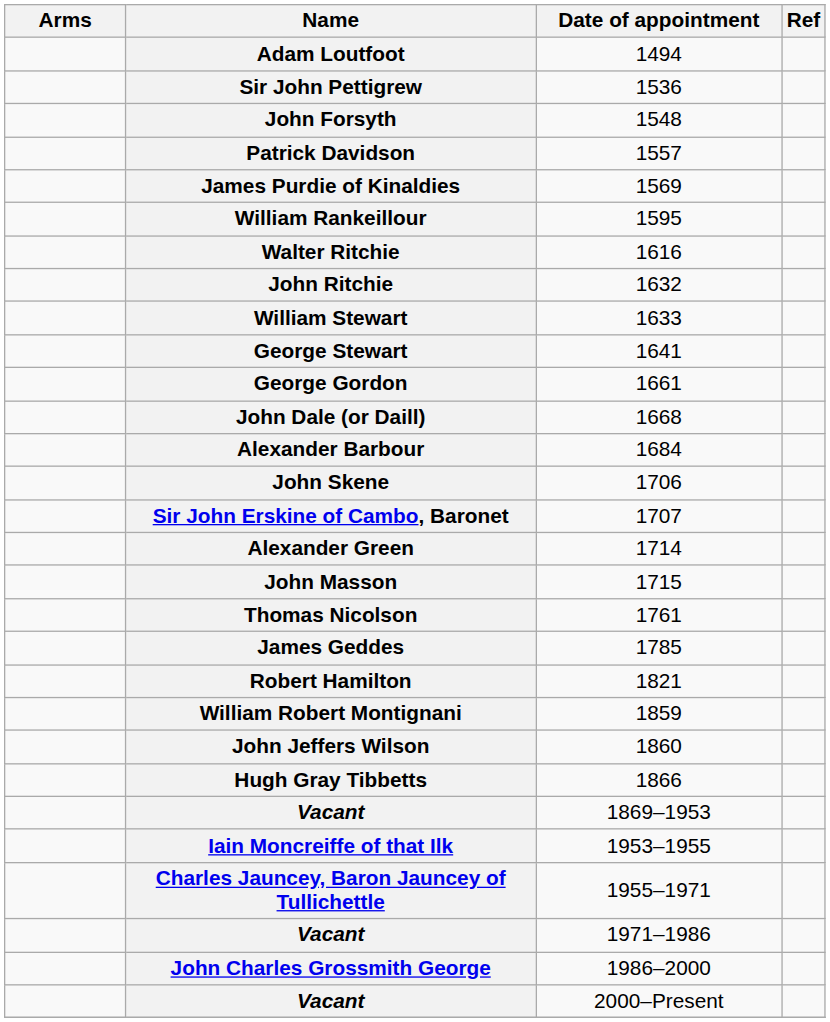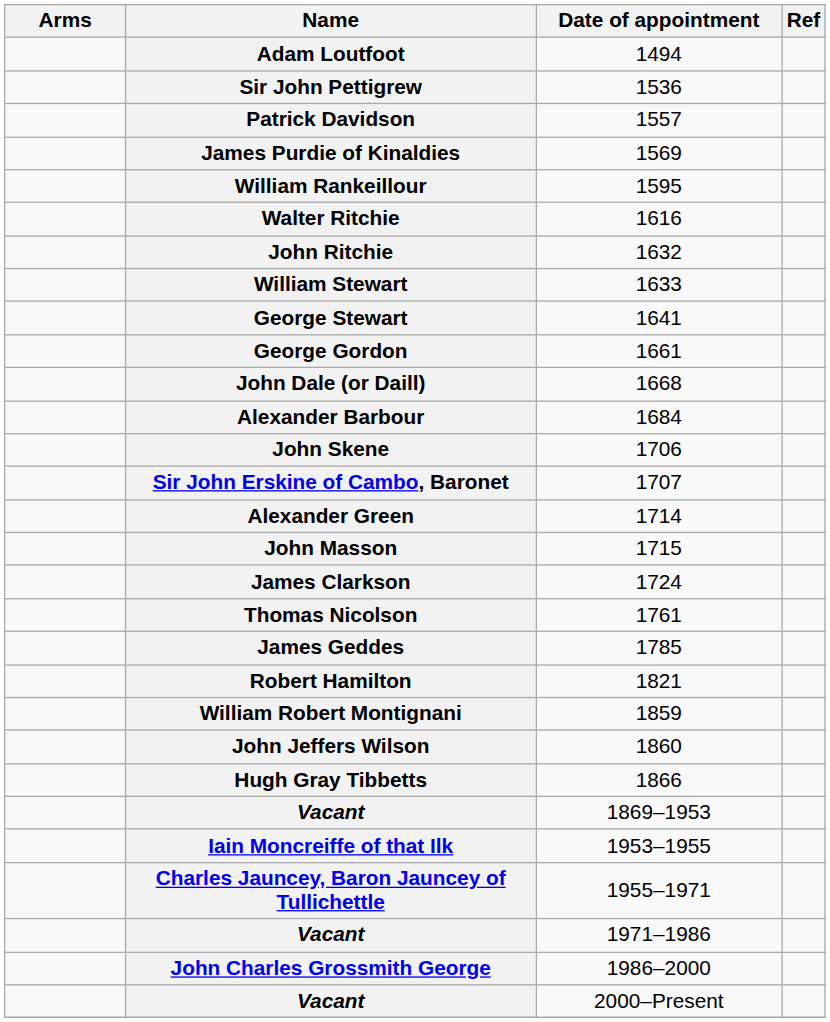- row: (331, 119)
+ row: (331, 581)
